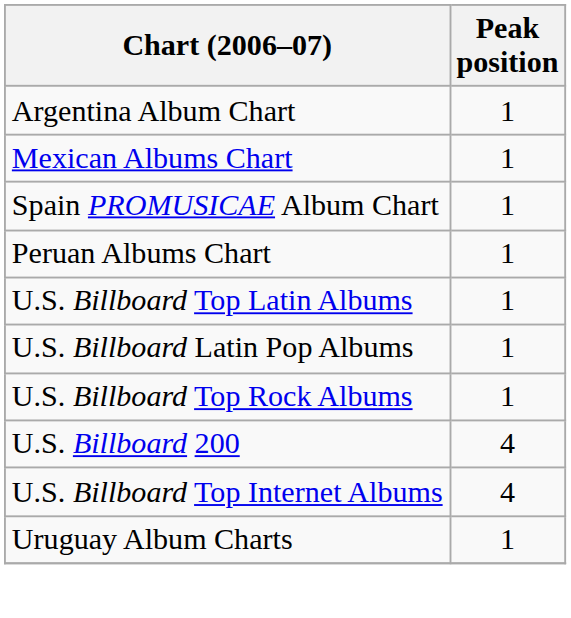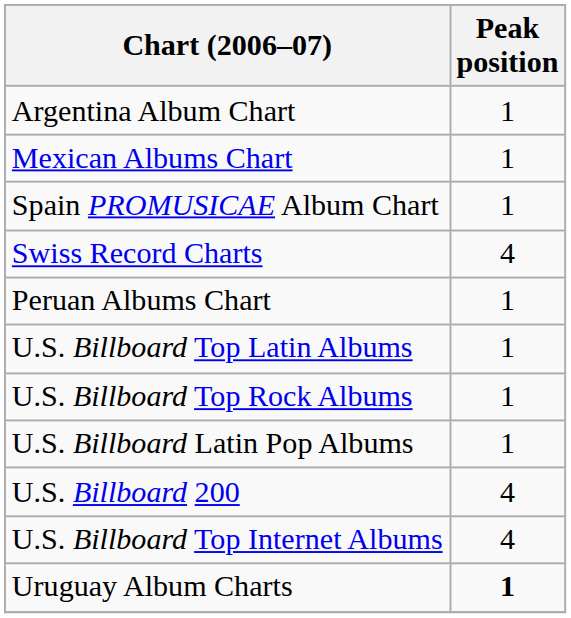+ row: (137, 253)
rows swapped: (213, 348) <-> (212, 396)
(507, 539) normal -> (507, 586) bold
